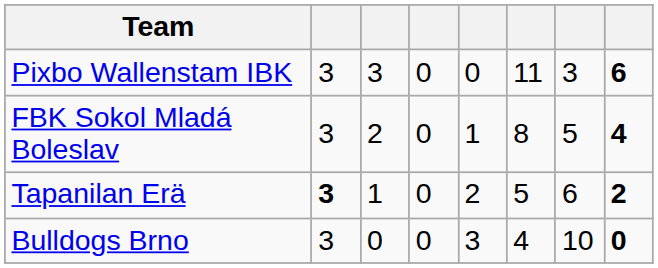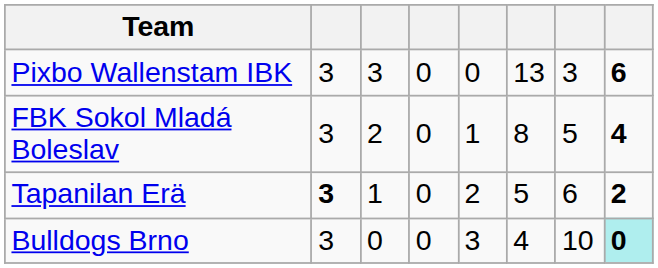(528, 72) 11 -> (529, 72) 13
(619, 239) no background -> (619, 239) paleturquoise background
